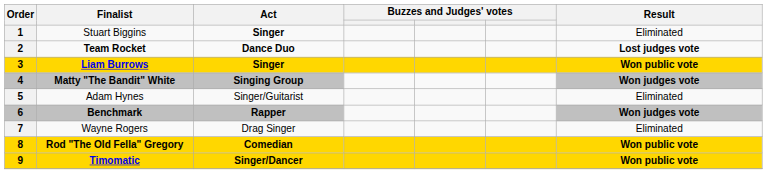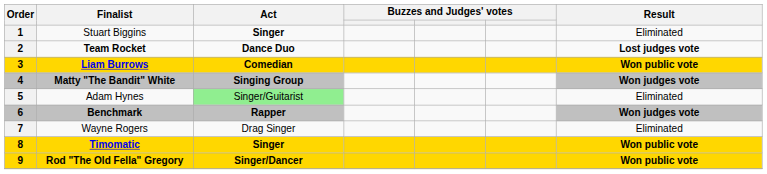(268, 65) Singer -> (268, 65) Comedian
(268, 97) no background -> (268, 97) lightgreen background
(115, 145) Rod "The Old Fella" Gregory -> (115, 145) Timomatic
(268, 145) Comedian -> (268, 145) Singer
(115, 161) Timomatic -> (115, 161) Rod "The Old Fella" Gregory
